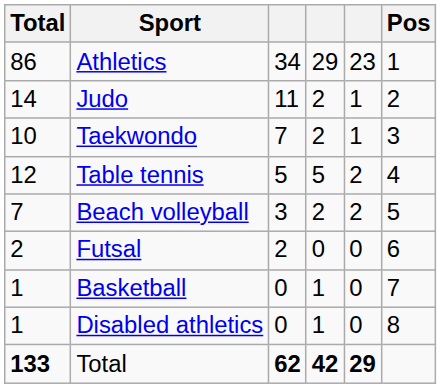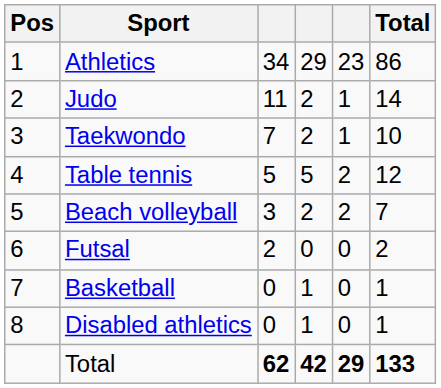columns swapped: (409, 23) <-> (38, 23)
